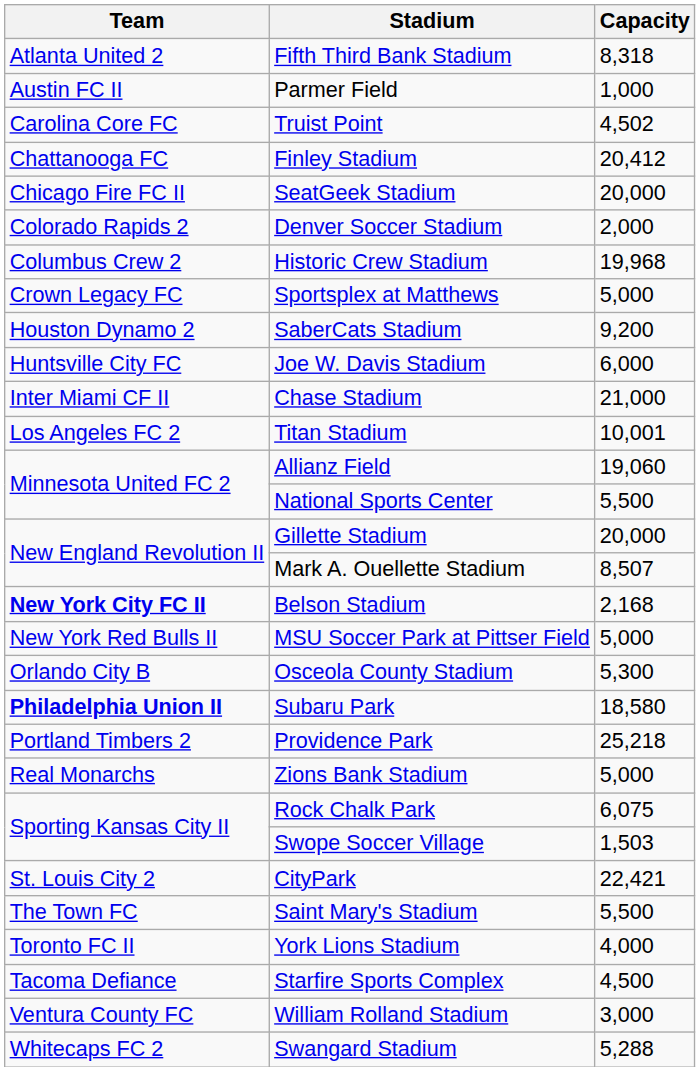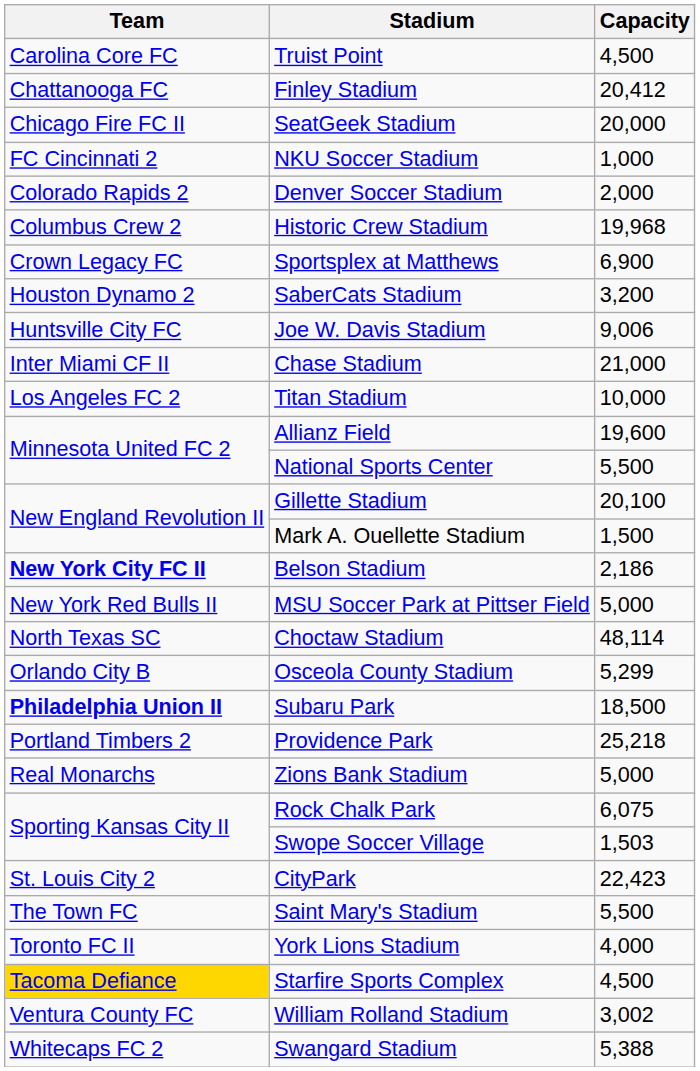- row: (393, 55)
- row: (336, 90)
(627, 124) 4,502 -> (627, 55) 4,500
+ row: (376, 158)
(627, 295) 5,000 -> (627, 261) 6,900
(627, 329) 9,200 -> (627, 295) 3,200
(627, 364) 6,000 -> (627, 329) 9,006
(633, 432) 10,001 -> (633, 398) 10,000
(633, 466) 19,060 -> (633, 432) 19,600
(633, 535) 20,000 -> (633, 501) 20,100
(627, 569) 8,507 -> (627, 535) 1,500
(627, 603) 2,168 -> (627, 569) 2,186
+ row: (359, 638)
(627, 672) 5,300 -> (627, 672) 5,299
(633, 706) 18,580 -> (633, 706) 18,500
(633, 878) 22,421 -> (633, 878) 22,423
(93, 980) no background -> (93, 980) gold background
(627, 1015) 3,000 -> (627, 1015) 3,002
(627, 1049) 5,288 -> (627, 1049) 5,388
